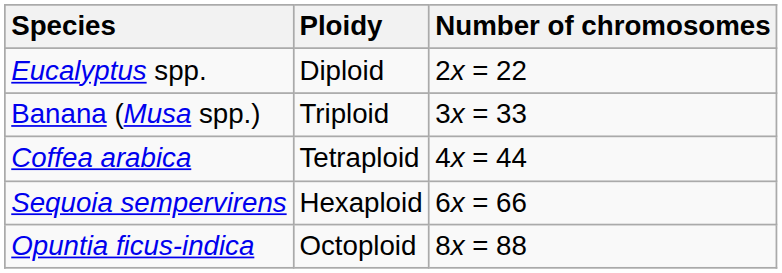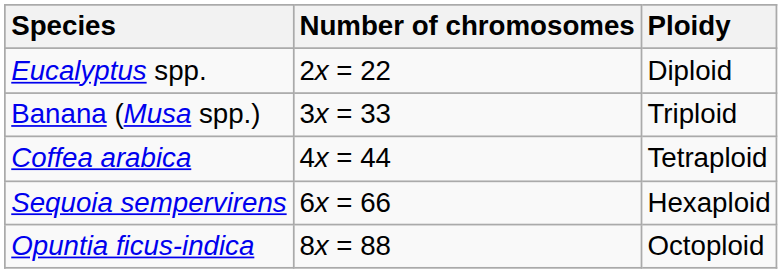columns swapped: (341, 26) <-> (603, 26)
